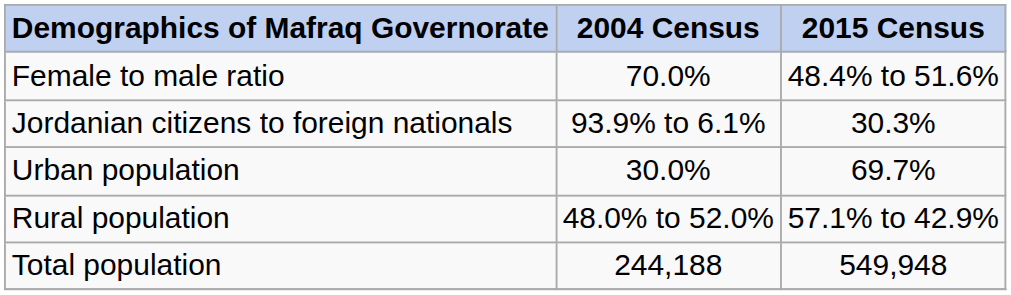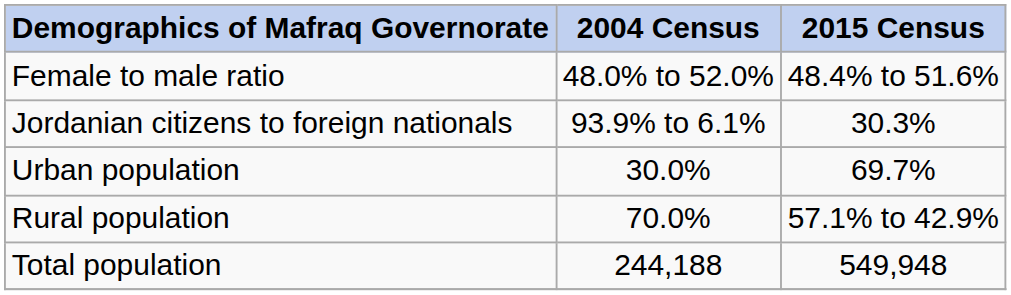(668, 75) 70.0% -> (668, 75) 48.0% to 52.0%
(668, 218) 48.0% to 52.0% -> (668, 218) 70.0%
